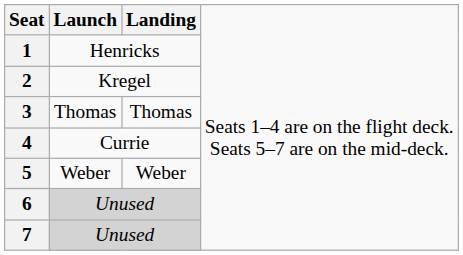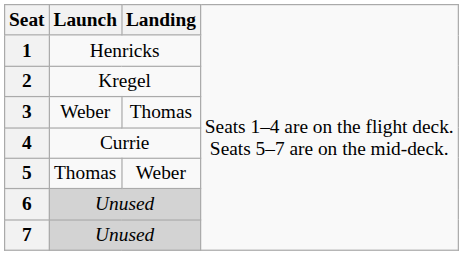(85, 111) Thomas -> (85, 111) Weber
(85, 173) Weber -> (85, 173) Thomas
